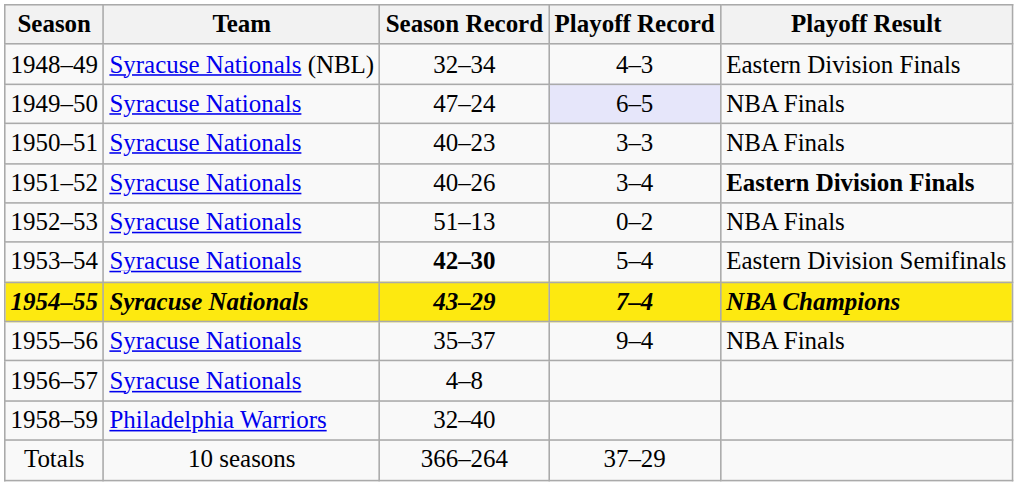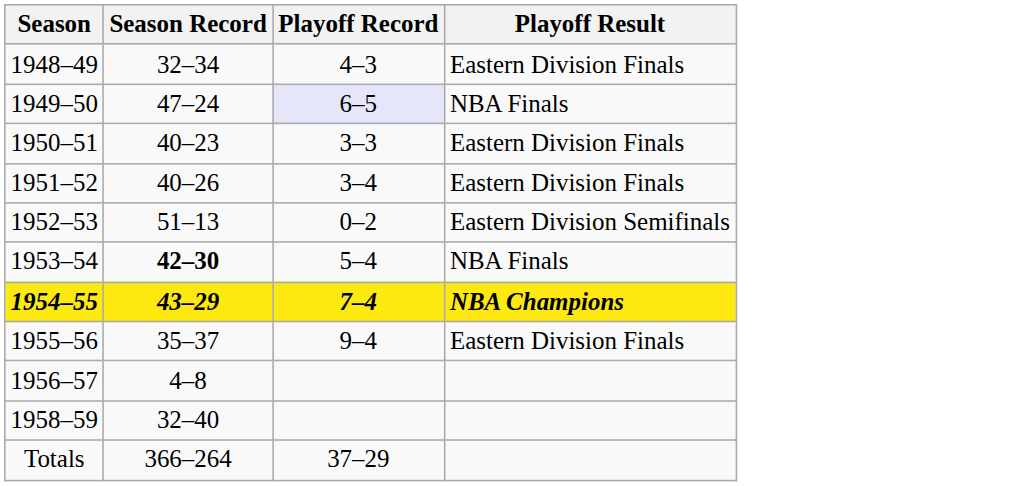- column: (242, 24)
(785, 143) NBA Finals -> (567, 143) Eastern Division Finals
(850, 182) bold -> (567, 182) normal
(785, 222) NBA Finals -> (590, 222) Eastern Division Semifinals
(866, 261) Eastern Division Semifinals -> (509, 261) NBA Finals
(785, 340) NBA Finals -> (567, 340) Eastern Division Finals
